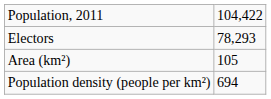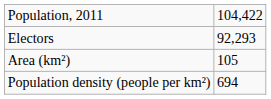(236, 37) 78,293 -> (236, 37) 92,293
